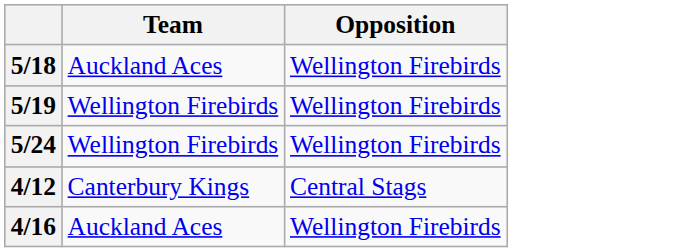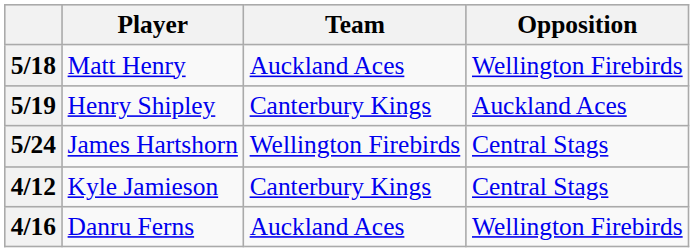+ column: (153, 24)
(173, 105) Wellington Firebirds -> (340, 105) Canterbury Kings
(395, 105) Wellington Firebirds -> (549, 105) Auckland Aces
(395, 145) Wellington Firebirds -> (540, 145) Central Stags
